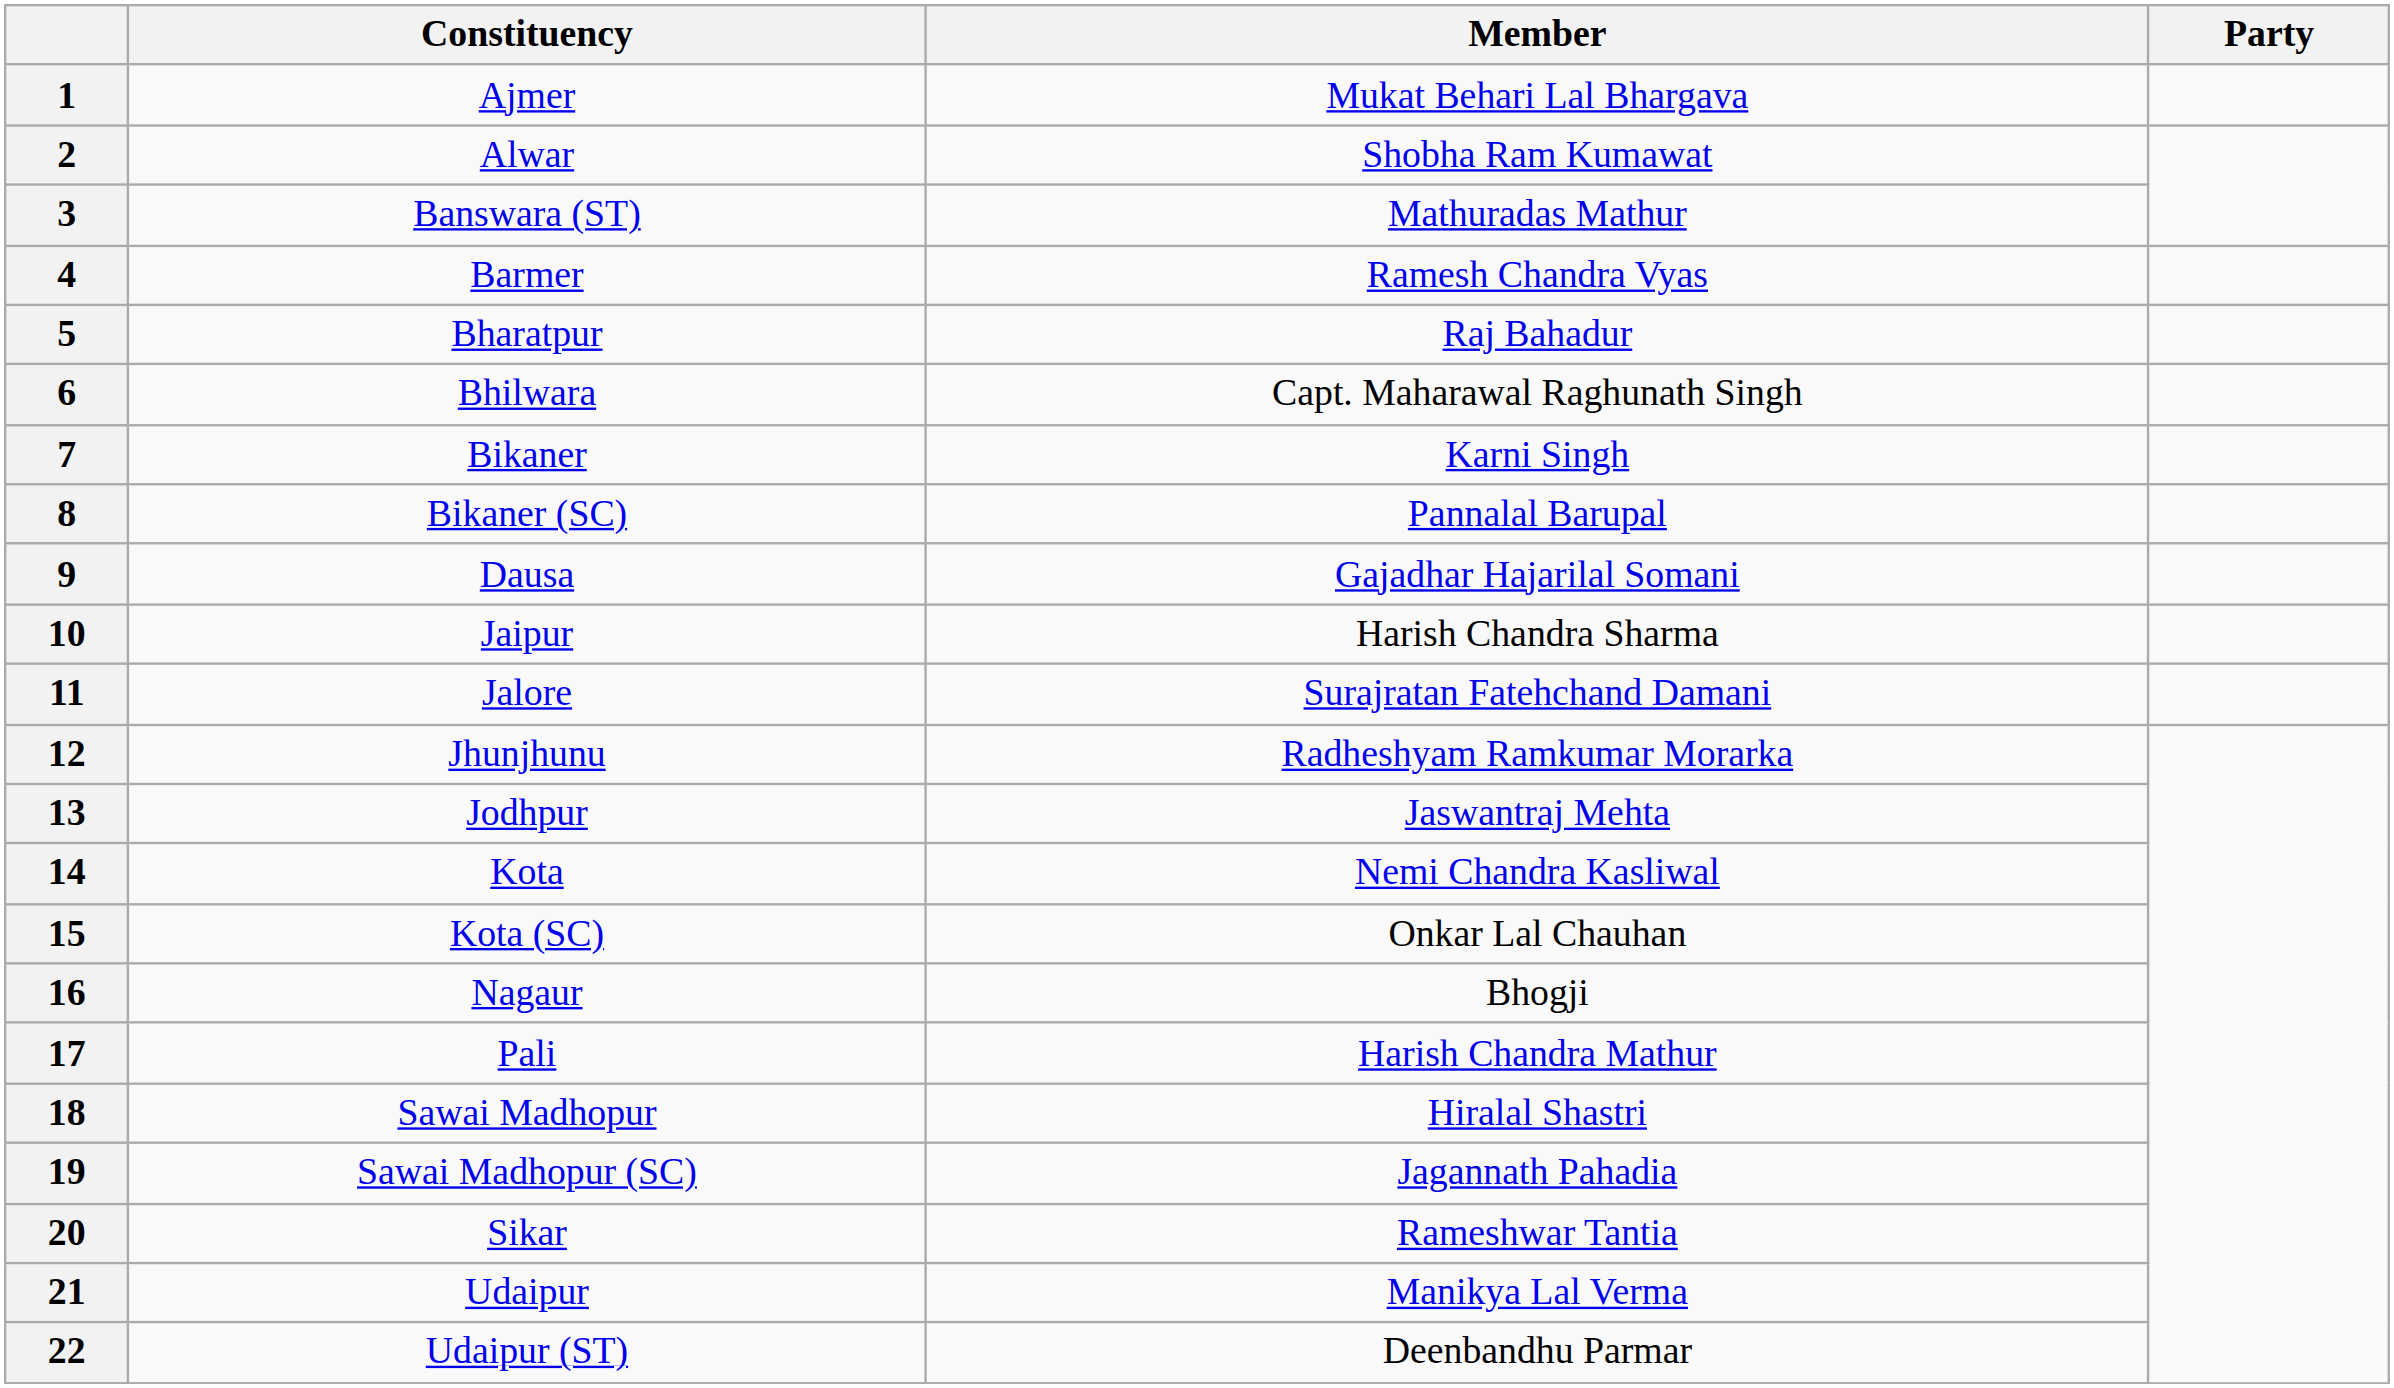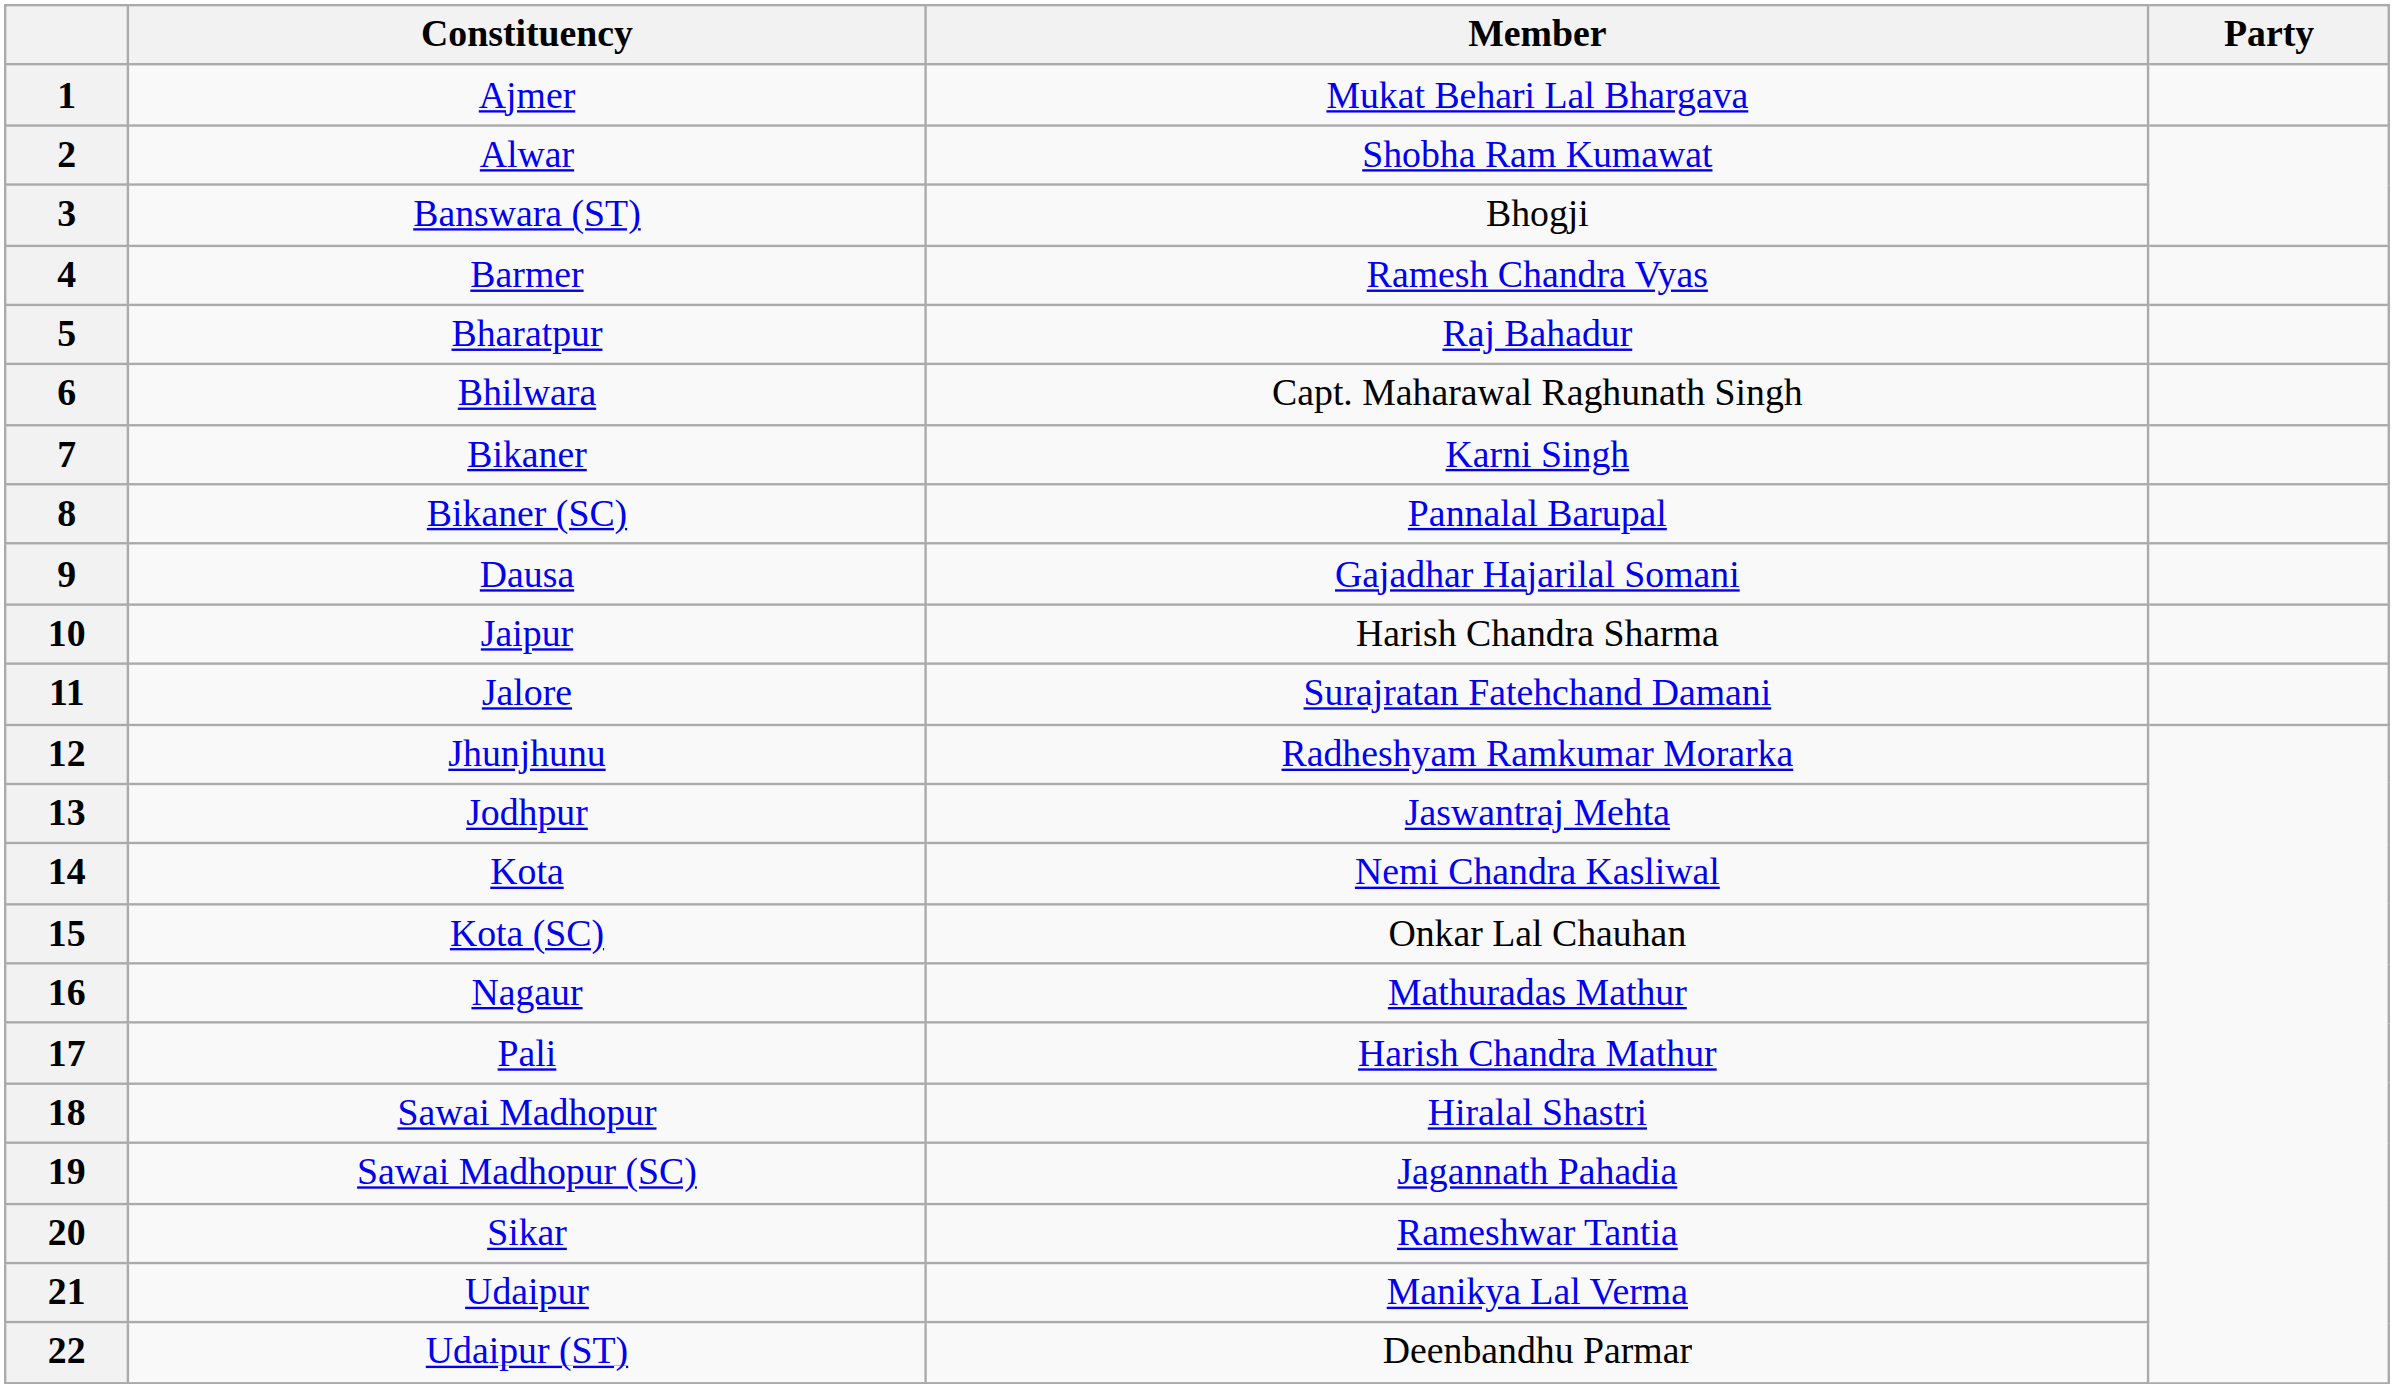(1537, 214) Mathuradas Mathur -> (1537, 214) Bhogji
(1537, 992) Bhogji -> (1537, 992) Mathuradas Mathur
